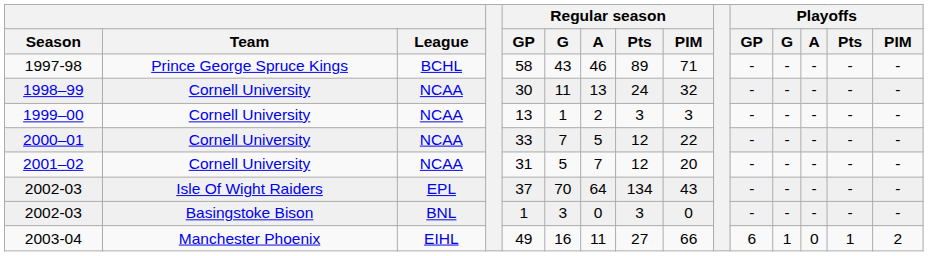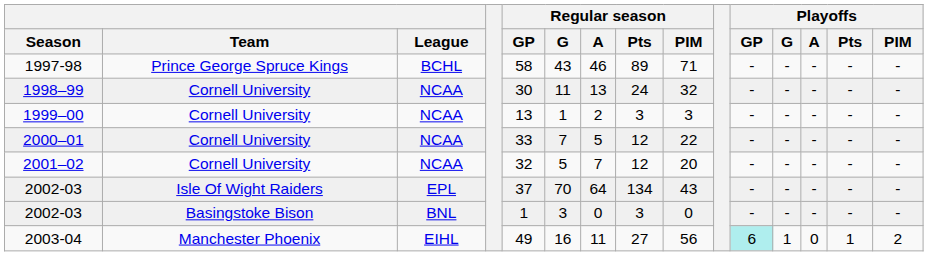(524, 164) 31 -> (524, 164) 32
(689, 238) 66 -> (689, 238) 56
(752, 238) no background -> (752, 238) paleturquoise background
